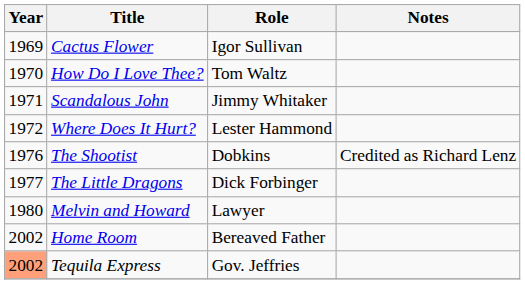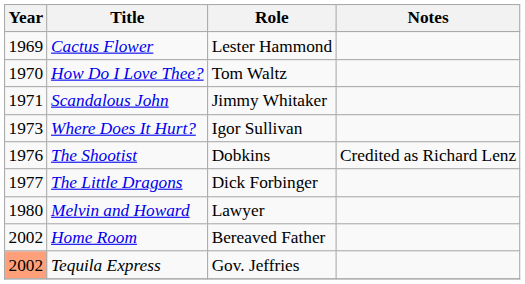(257, 45) Igor Sullivan -> (272, 45) Lester Hammond
(26, 127) 1972 -> (26, 127) 1973
(272, 127) Lester Hammond -> (257, 127) Igor Sullivan
